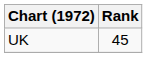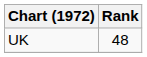(120, 40) 45 -> (120, 40) 48
